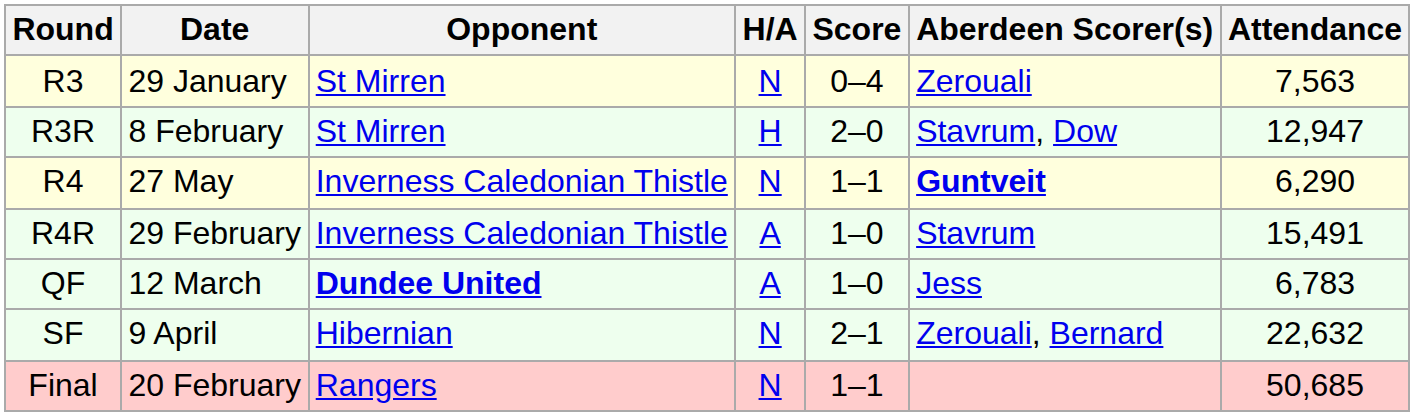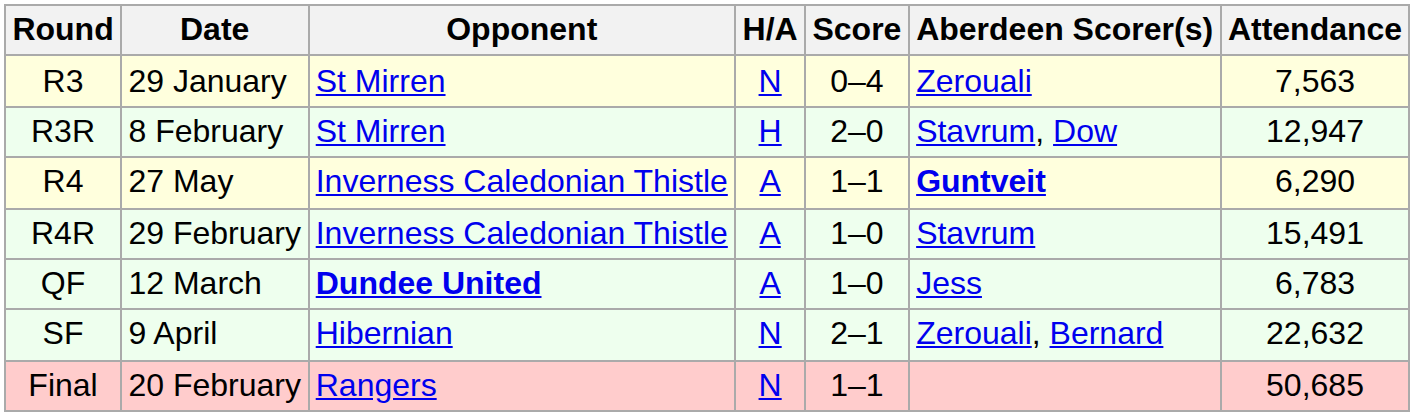(770, 182) N -> (770, 182) A
